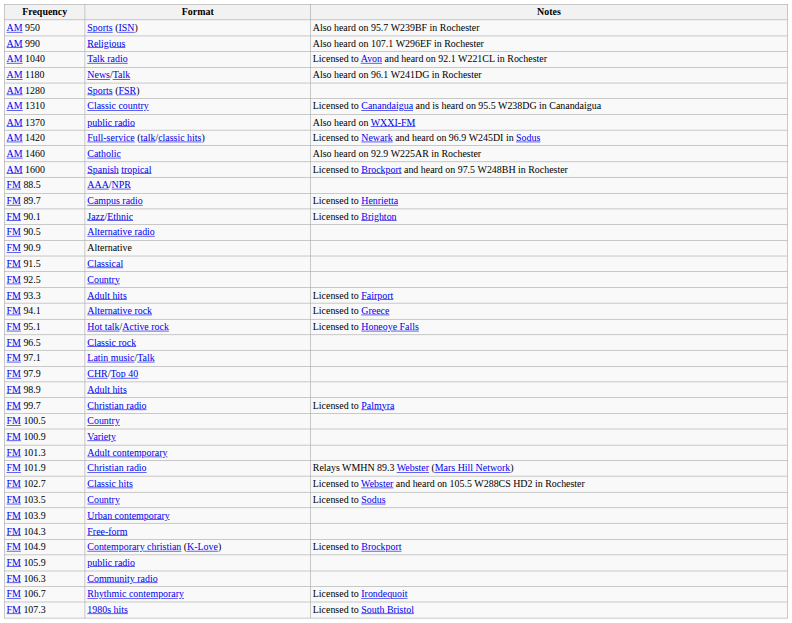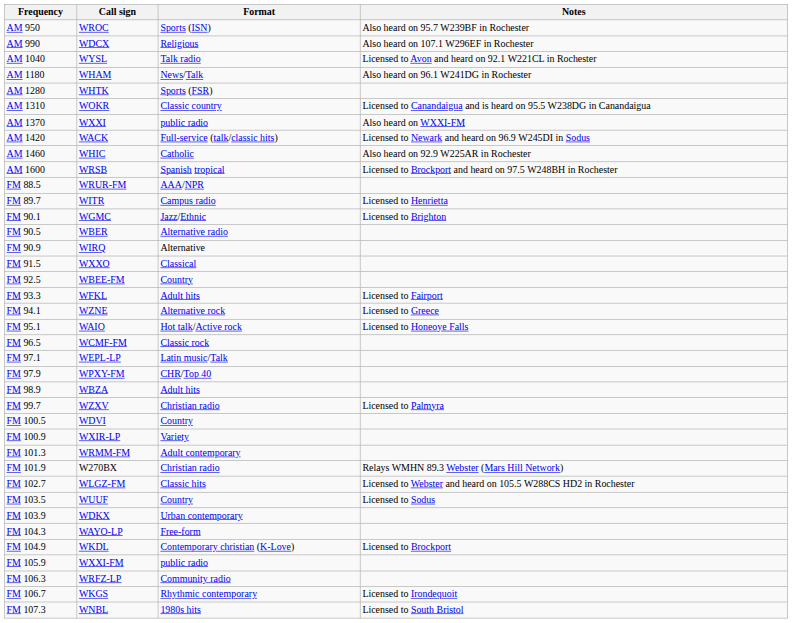+ column: (117, 12)
